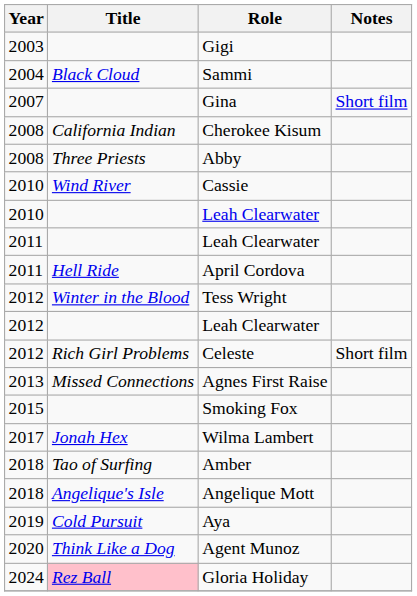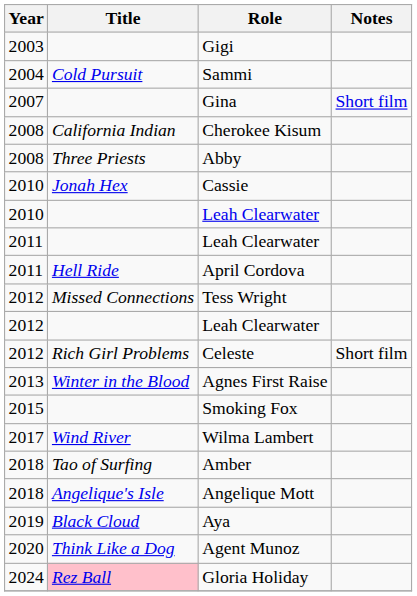(96, 74) Black Cloud -> (97, 74) Cold Pursuit
(91, 185) Wind River -> (90, 185) Jonah Hex
(121, 297) Winter in the Blood -> (123, 297) Missed Connections
(123, 381) Missed Connections -> (121, 381) Winter in the Blood
(90, 437) Jonah Hex -> (91, 437) Wind River
(97, 520) Cold Pursuit -> (96, 520) Black Cloud
